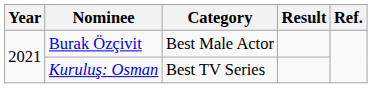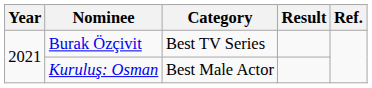(220, 43) Best Male Actor -> (215, 43) Best TV Series
(215, 69) Best TV Series -> (220, 69) Best Male Actor
